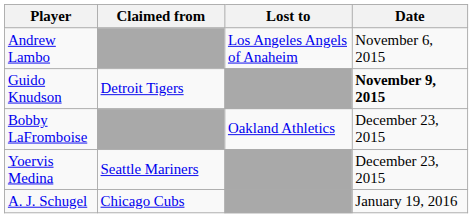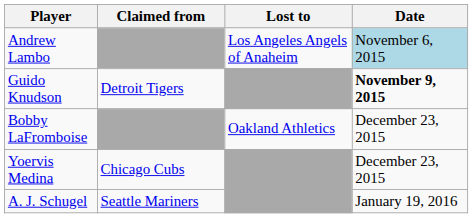(394, 48) no background -> (394, 48) lightblue background
(150, 169) Seattle Mariners -> (142, 169) Chicago Cubs
(142, 201) Chicago Cubs -> (150, 201) Seattle Mariners
